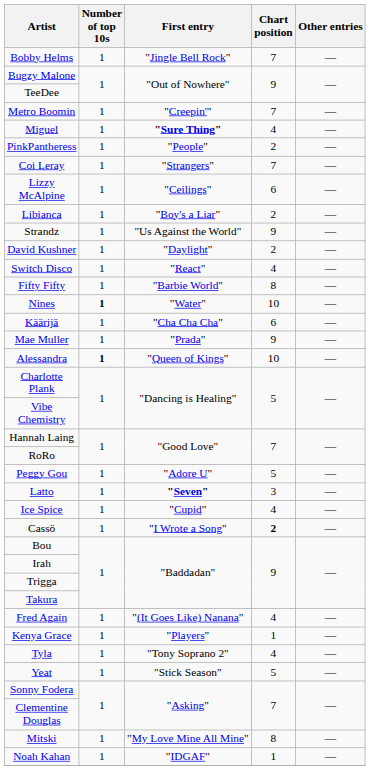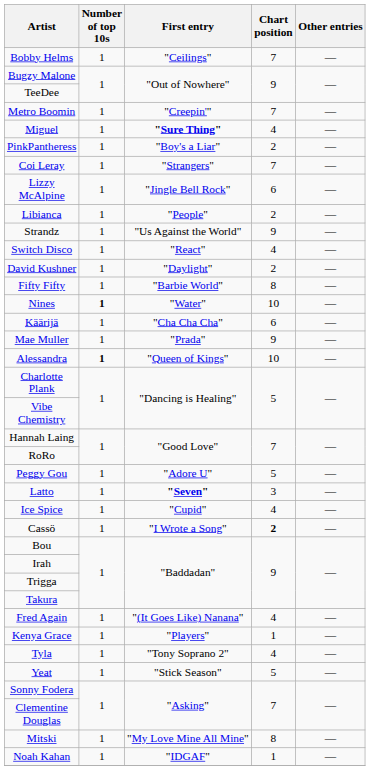(188, 57) "Jingle Bell Rock" -> (188, 57) "Ceilings"
(188, 147) "People" -> (188, 147) "Boy's a Liar"
(188, 189) "Ceilings" -> (188, 189) "Jingle Bell Rock"
(188, 213) "Boy's a Liar" -> (188, 213) "People"
rows swapped: (42, 250) <-> (42, 268)
